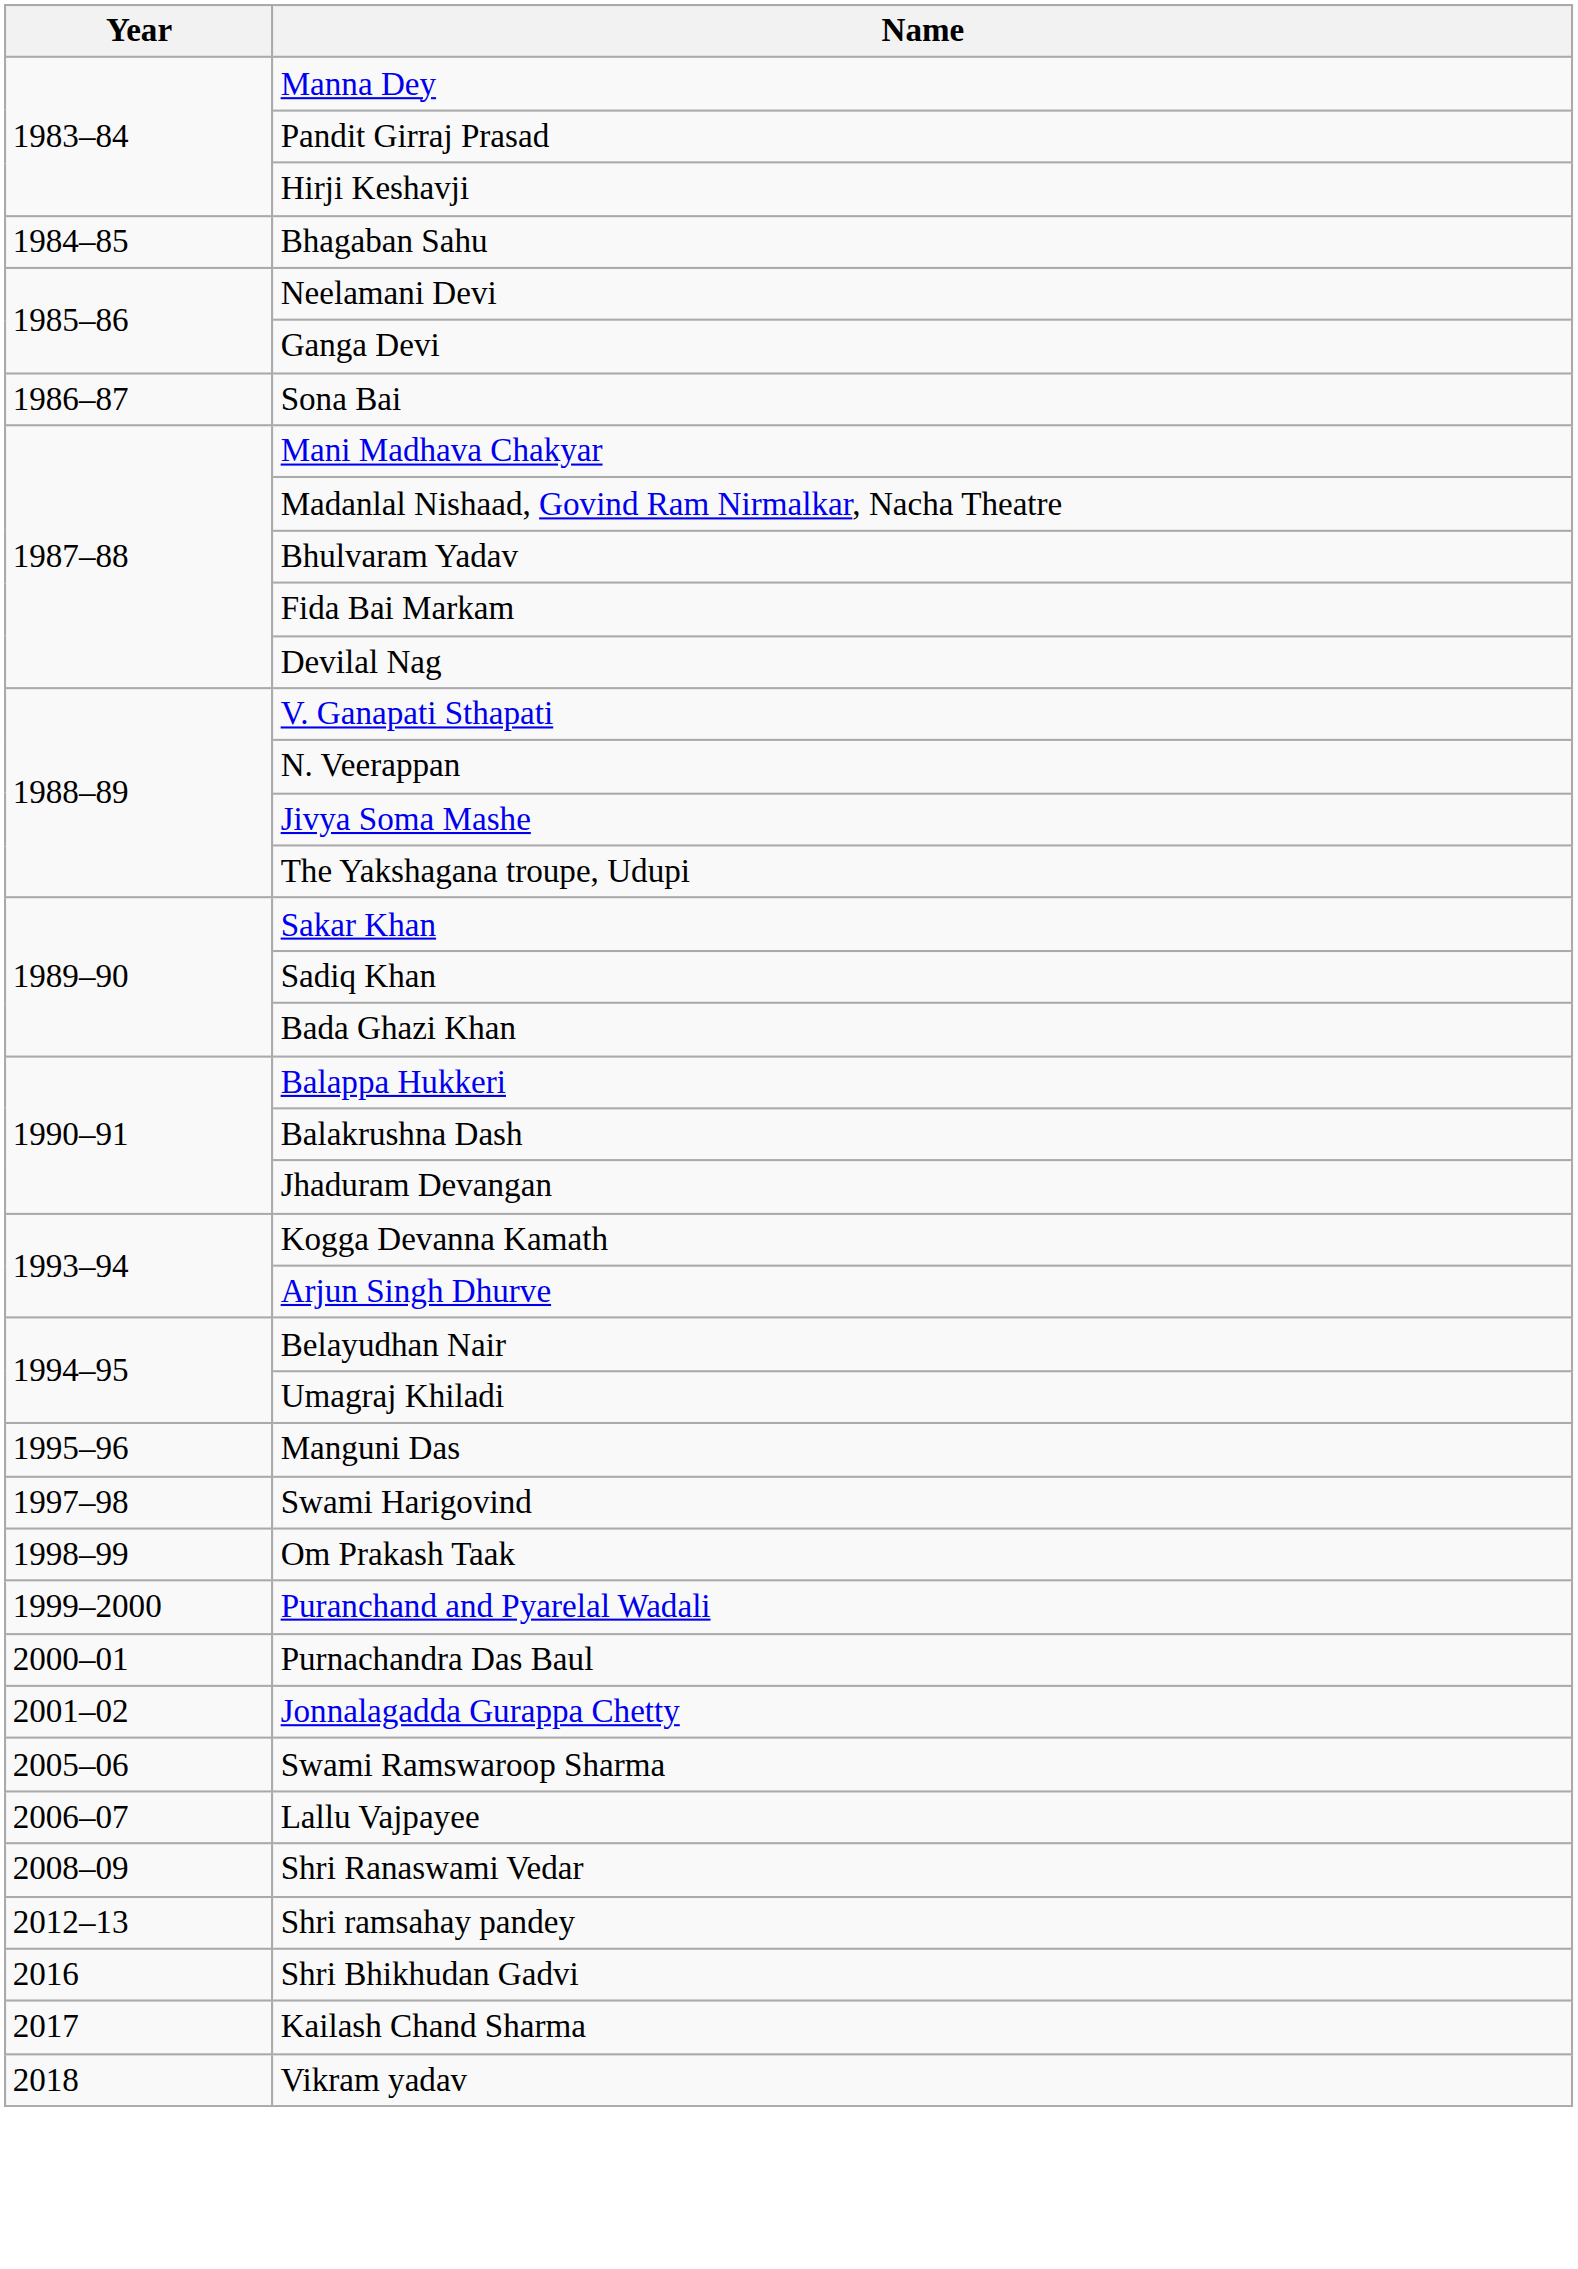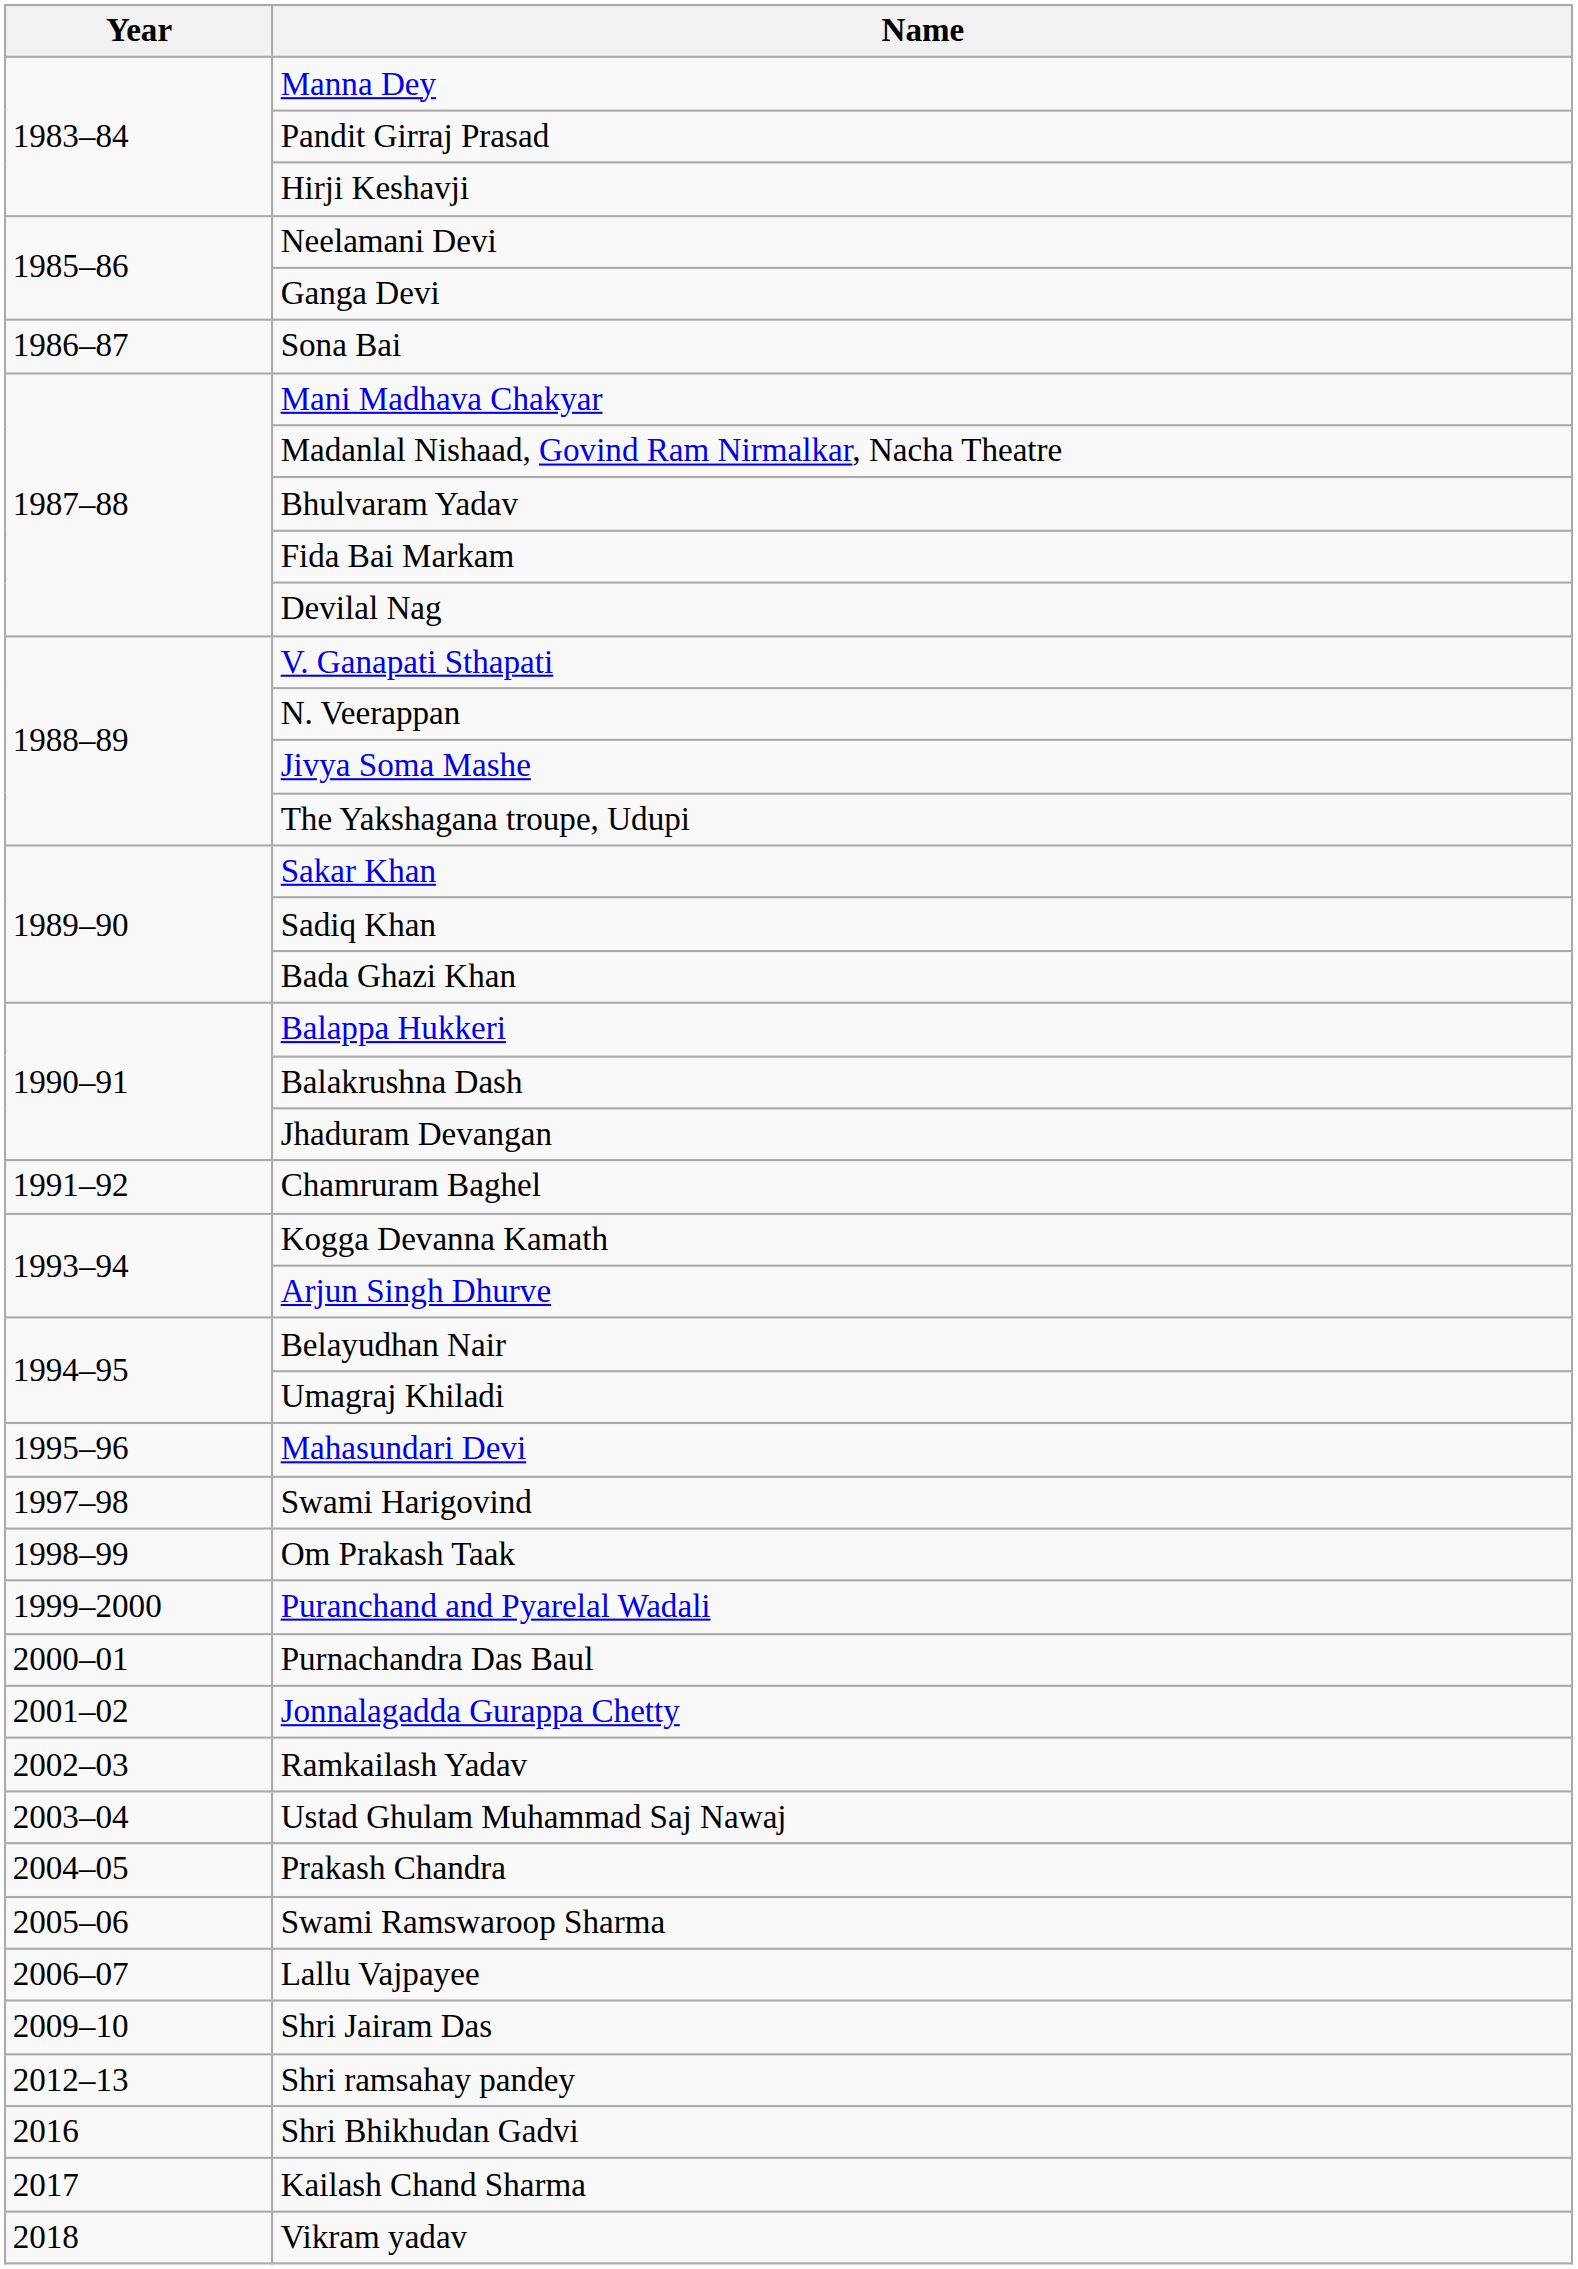- row: (384, 240)
+ row: (411, 1186)
- row: (370, 1448)
+ row: (403, 1448)
+ row: (404, 1764)
+ row: (534, 1816)
+ row: (393, 1869)
- row: (432, 1869)
+ row: (386, 2026)
